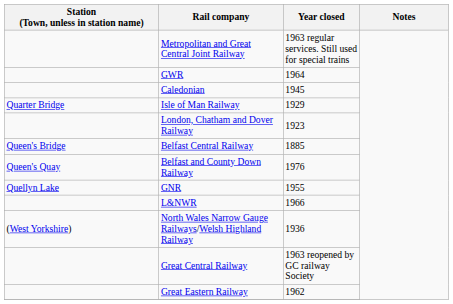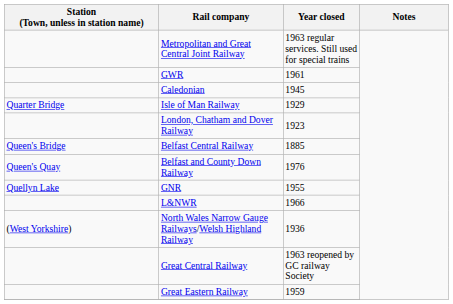(295, 74) 1964 -> (295, 74) 1961
(295, 292) 1962 -> (295, 292) 1959
